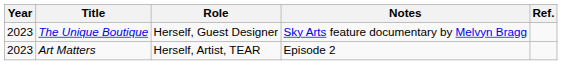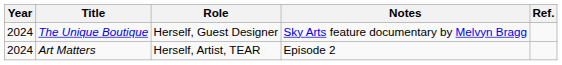(20, 32) 2023 -> (20, 32) 2024
(20, 50) 2023 -> (20, 50) 2024
